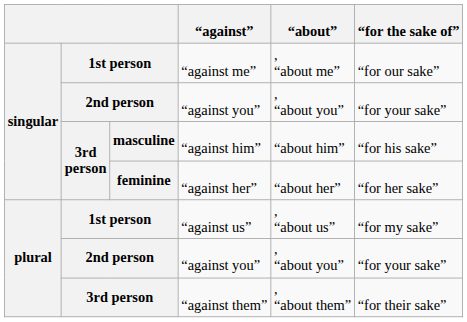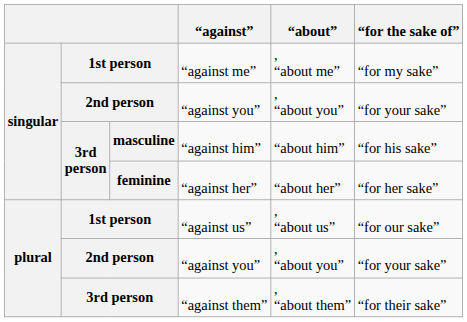(399, 71) “for our sake” -> (398, 71) “for my sake”
(398, 227) “for my sake” -> (399, 227) “for our sake”
